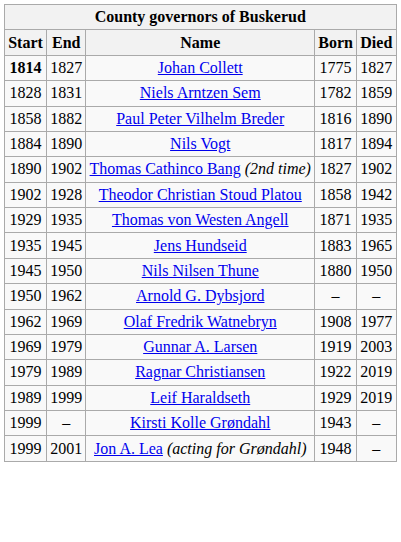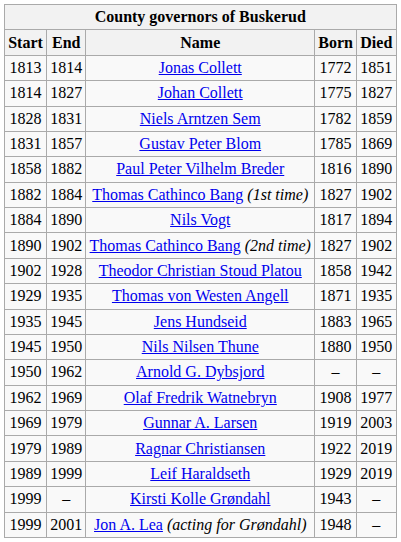+ row: (200, 67)
(26, 67) bold -> (26, 93) normal
+ row: (200, 144)
+ row: (200, 194)
